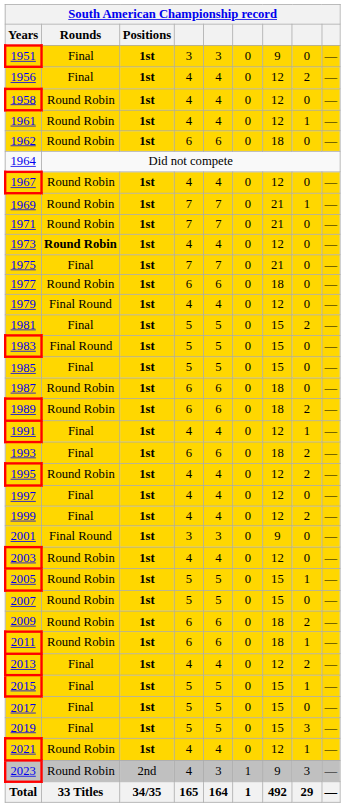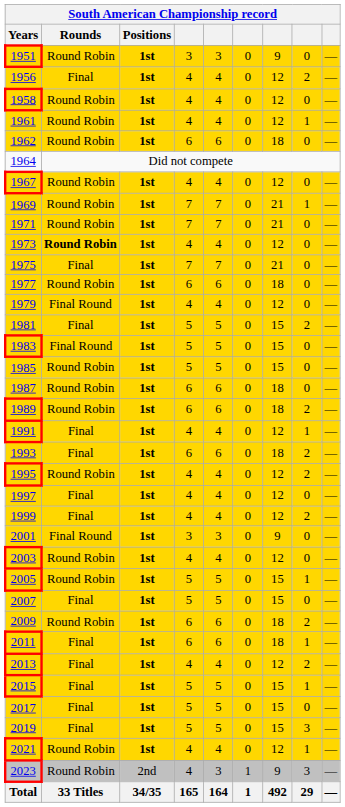(81, 56) Final -> (81, 56) Round Robin
(80, 367) Final -> (80, 367) Round Robin
(80, 600) Round Robin -> (80, 600) Final
(81, 642) Round Robin -> (81, 642) Final
